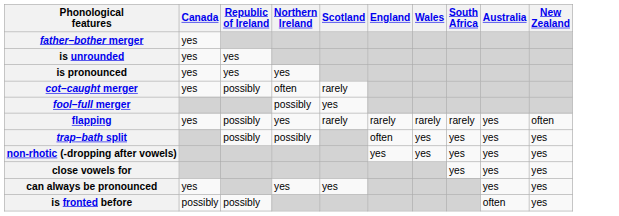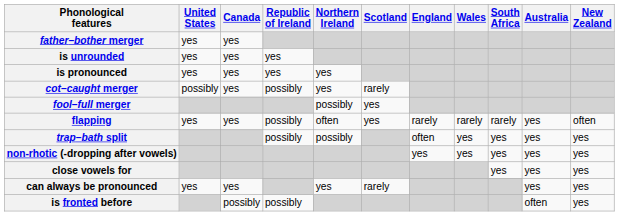+ column: (200, 18)
(285, 89) often -> (324, 89) yes
(282, 121) yes -> (327, 121) often
(335, 121) rarely -> (372, 121) yes
(330, 186) yes -> (377, 186) rarely
